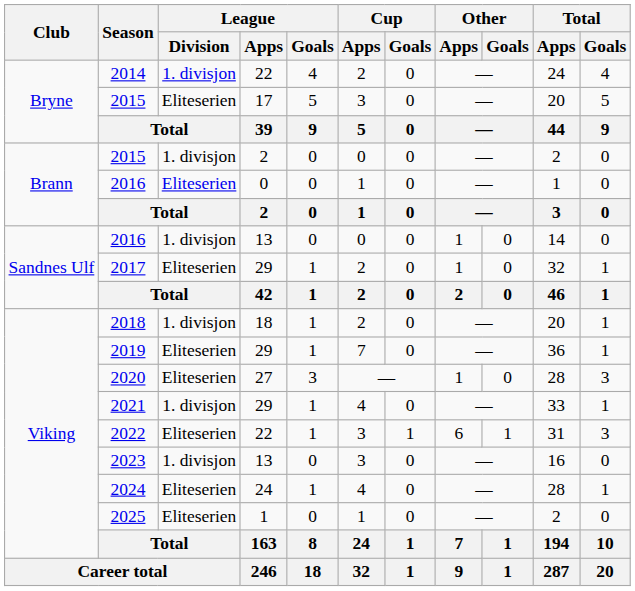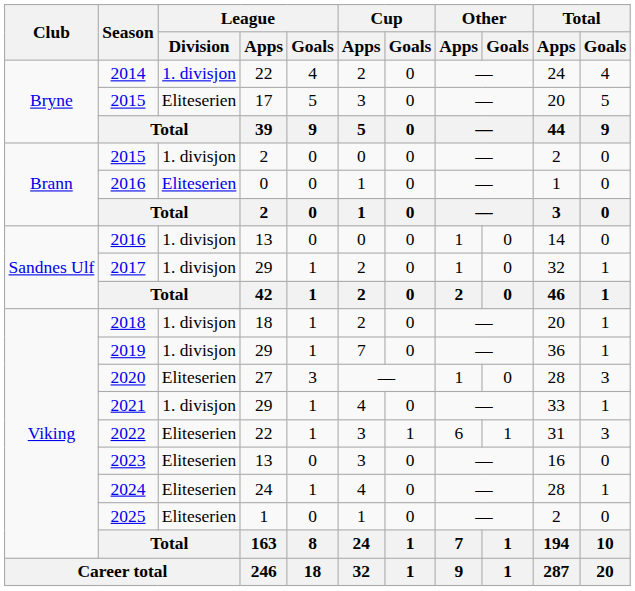(199, 267) Eliteserien -> (199, 267) 1. divisjon
(199, 350) Eliteserien -> (199, 350) 1. divisjon
(199, 460) 1. divisjon -> (199, 460) Eliteserien
